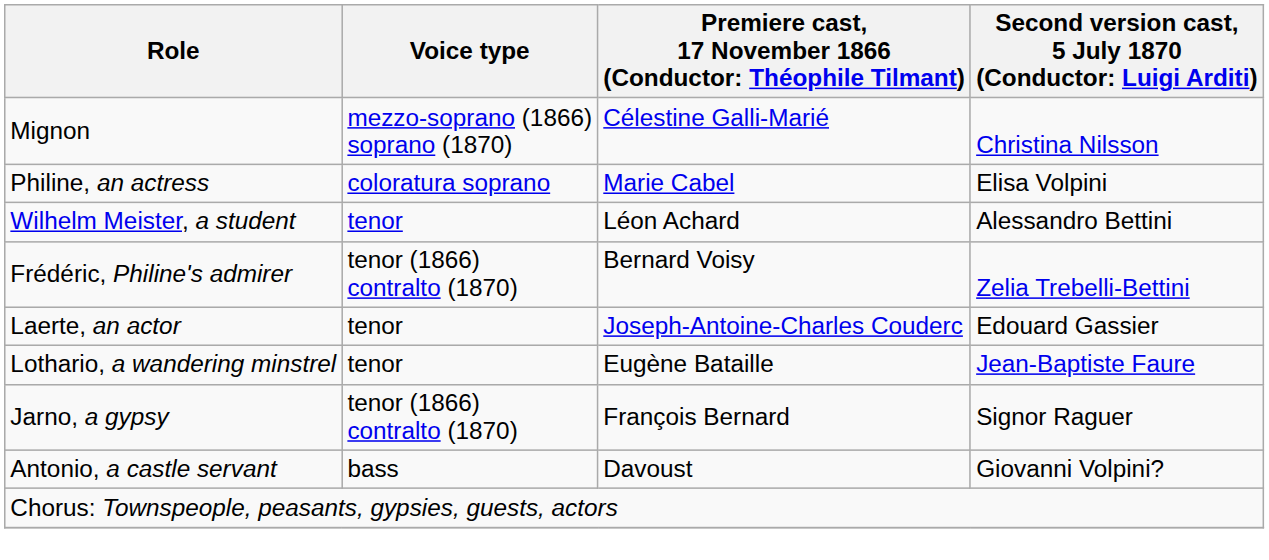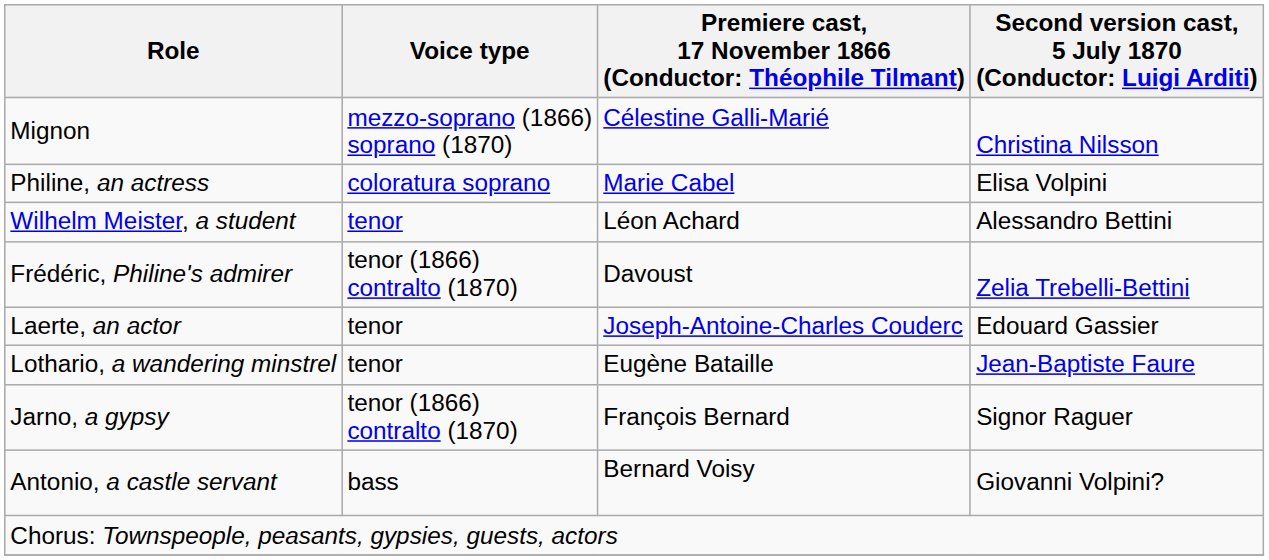(679, 273) Bernard Voisy -> (648, 273) Davoust
(648, 469) Davoust -> (679, 482) Bernard Voisy
